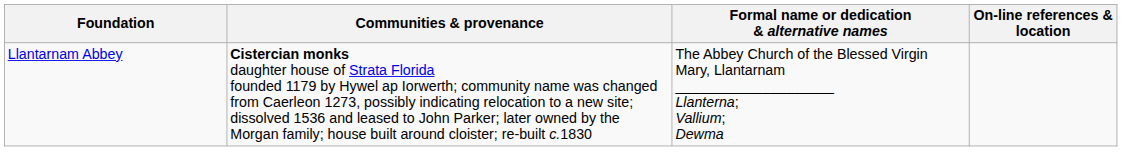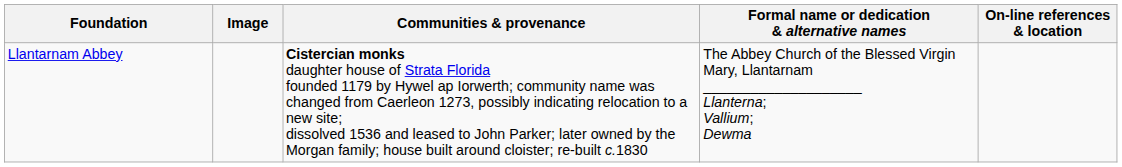+ column: (248, 23)
